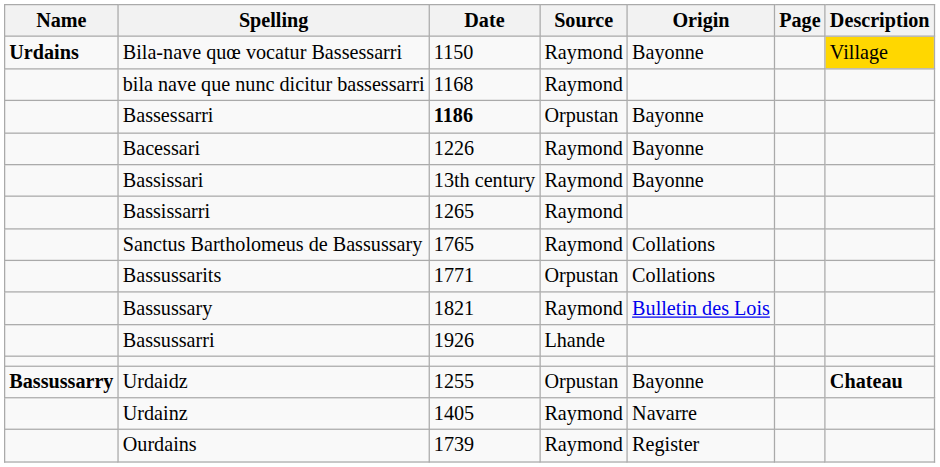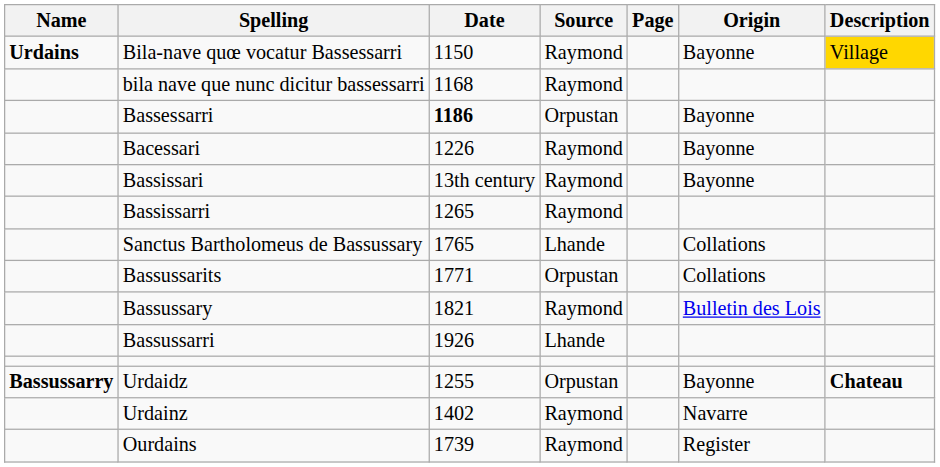columns swapped: (800, 20) <-> (701, 20)
(584, 244) Raymond -> (575, 244) Lhande
(454, 413) 1405 -> (454, 413) 1402
